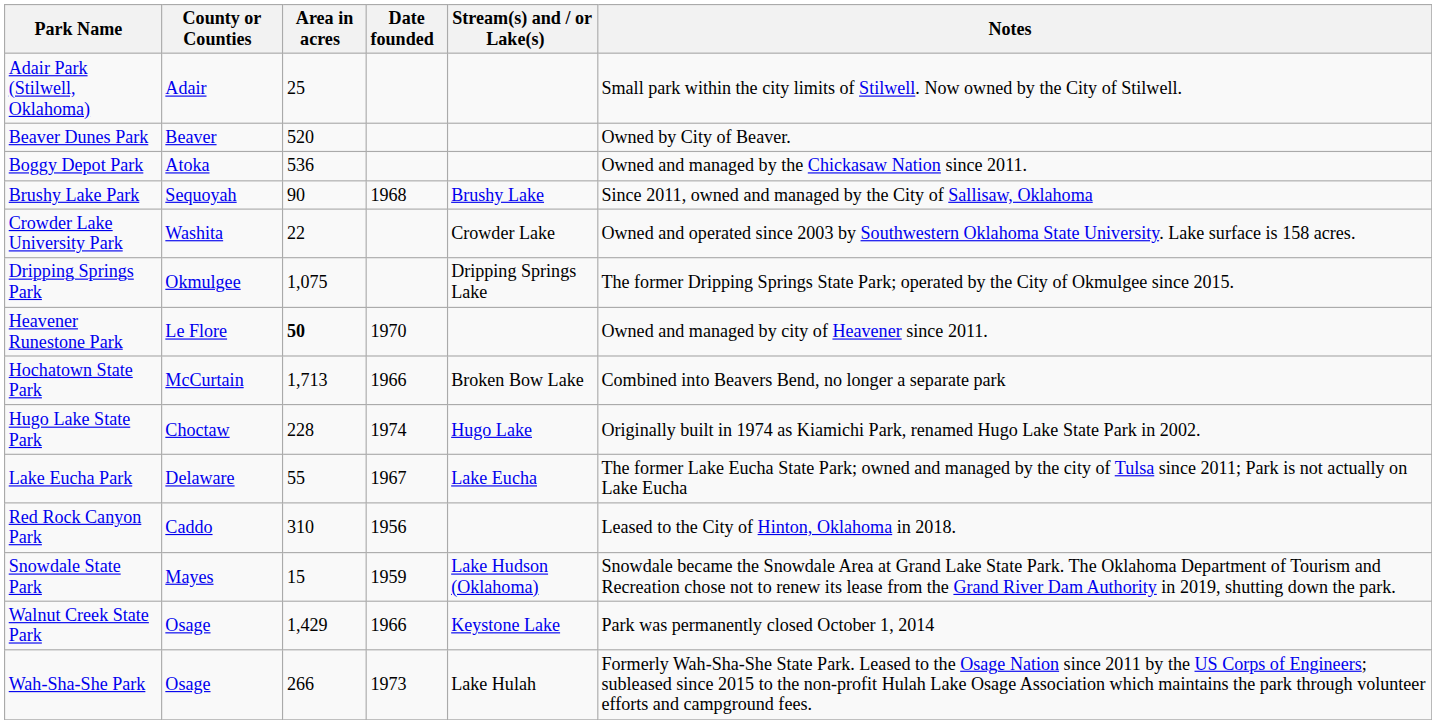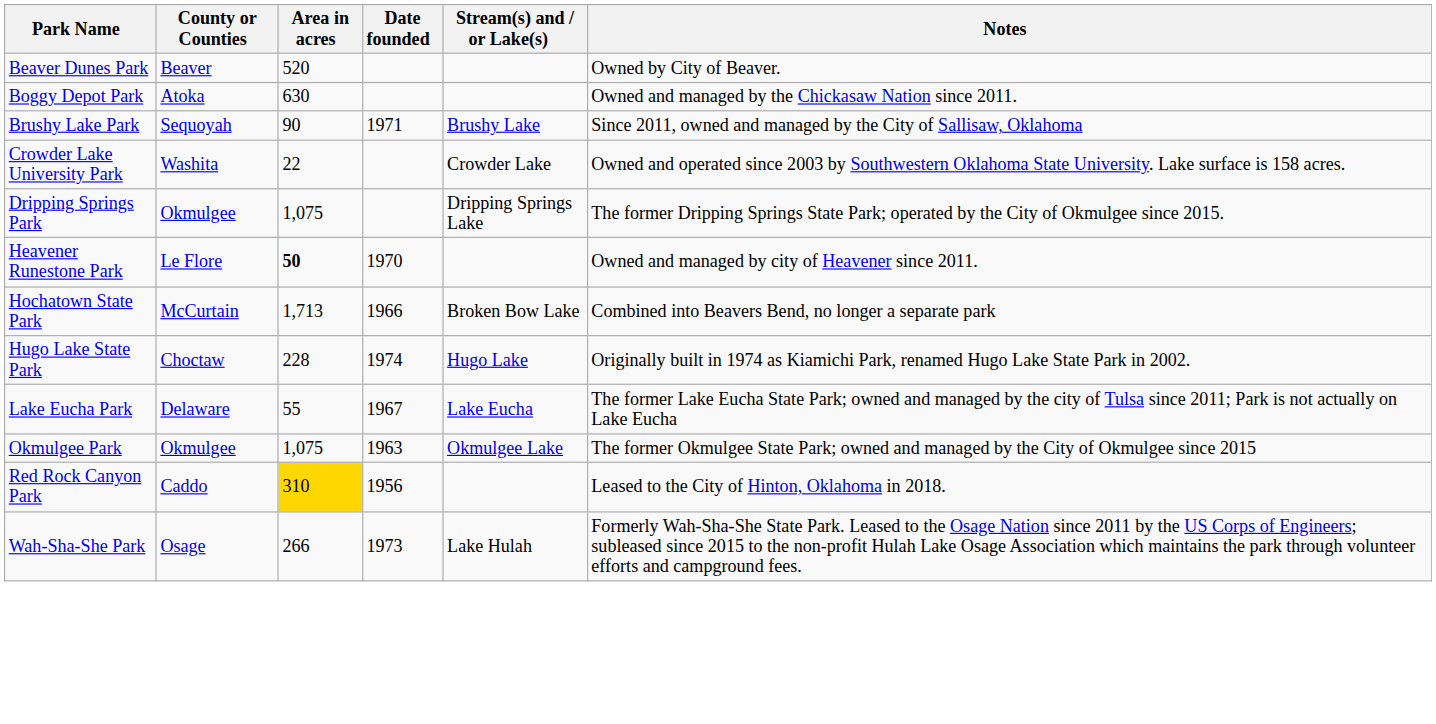- row: (49, 88)
(300, 165) 536 -> (296, 96) 630
(389, 194) 1968 -> (384, 125) 1971
+ row: (65, 447)
(300, 527) no background -> (296, 486) gold background
- row: (65, 576)
- row: (79, 625)
